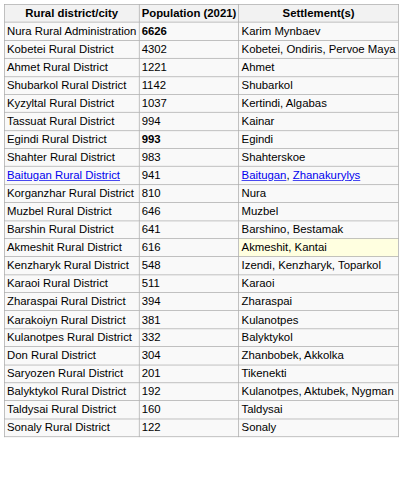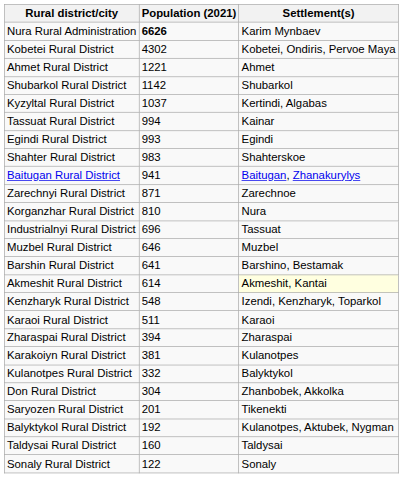(151, 139) bold -> (151, 139) normal
+ row: (66, 193)
+ row: (71, 229)
(151, 247) 616 -> (151, 283) 614
